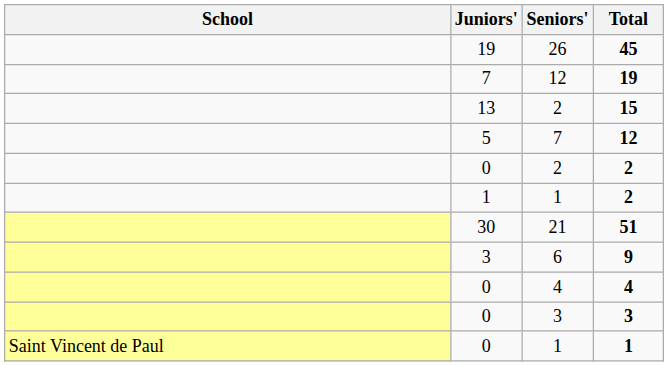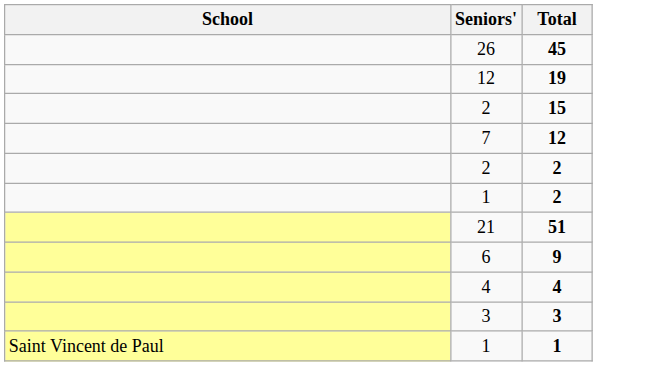- column: (486, 19)
